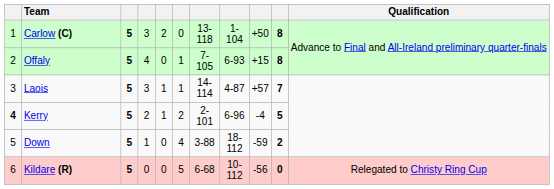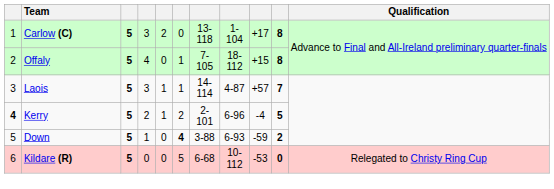(260, 34) +50 -> (260, 34) +17
(234, 61) 6-93 -> (234, 61) 18-112
(181, 143) normal -> (181, 137) bold
(234, 143) 18-112 -> (234, 137) 6-93
(260, 170) -56 -> (260, 159) -53
